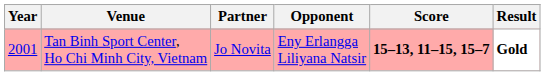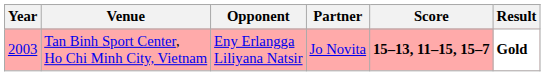columns swapped: (242, 17) <-> (322, 17)
(23, 49) 2001 -> (23, 49) 2003
